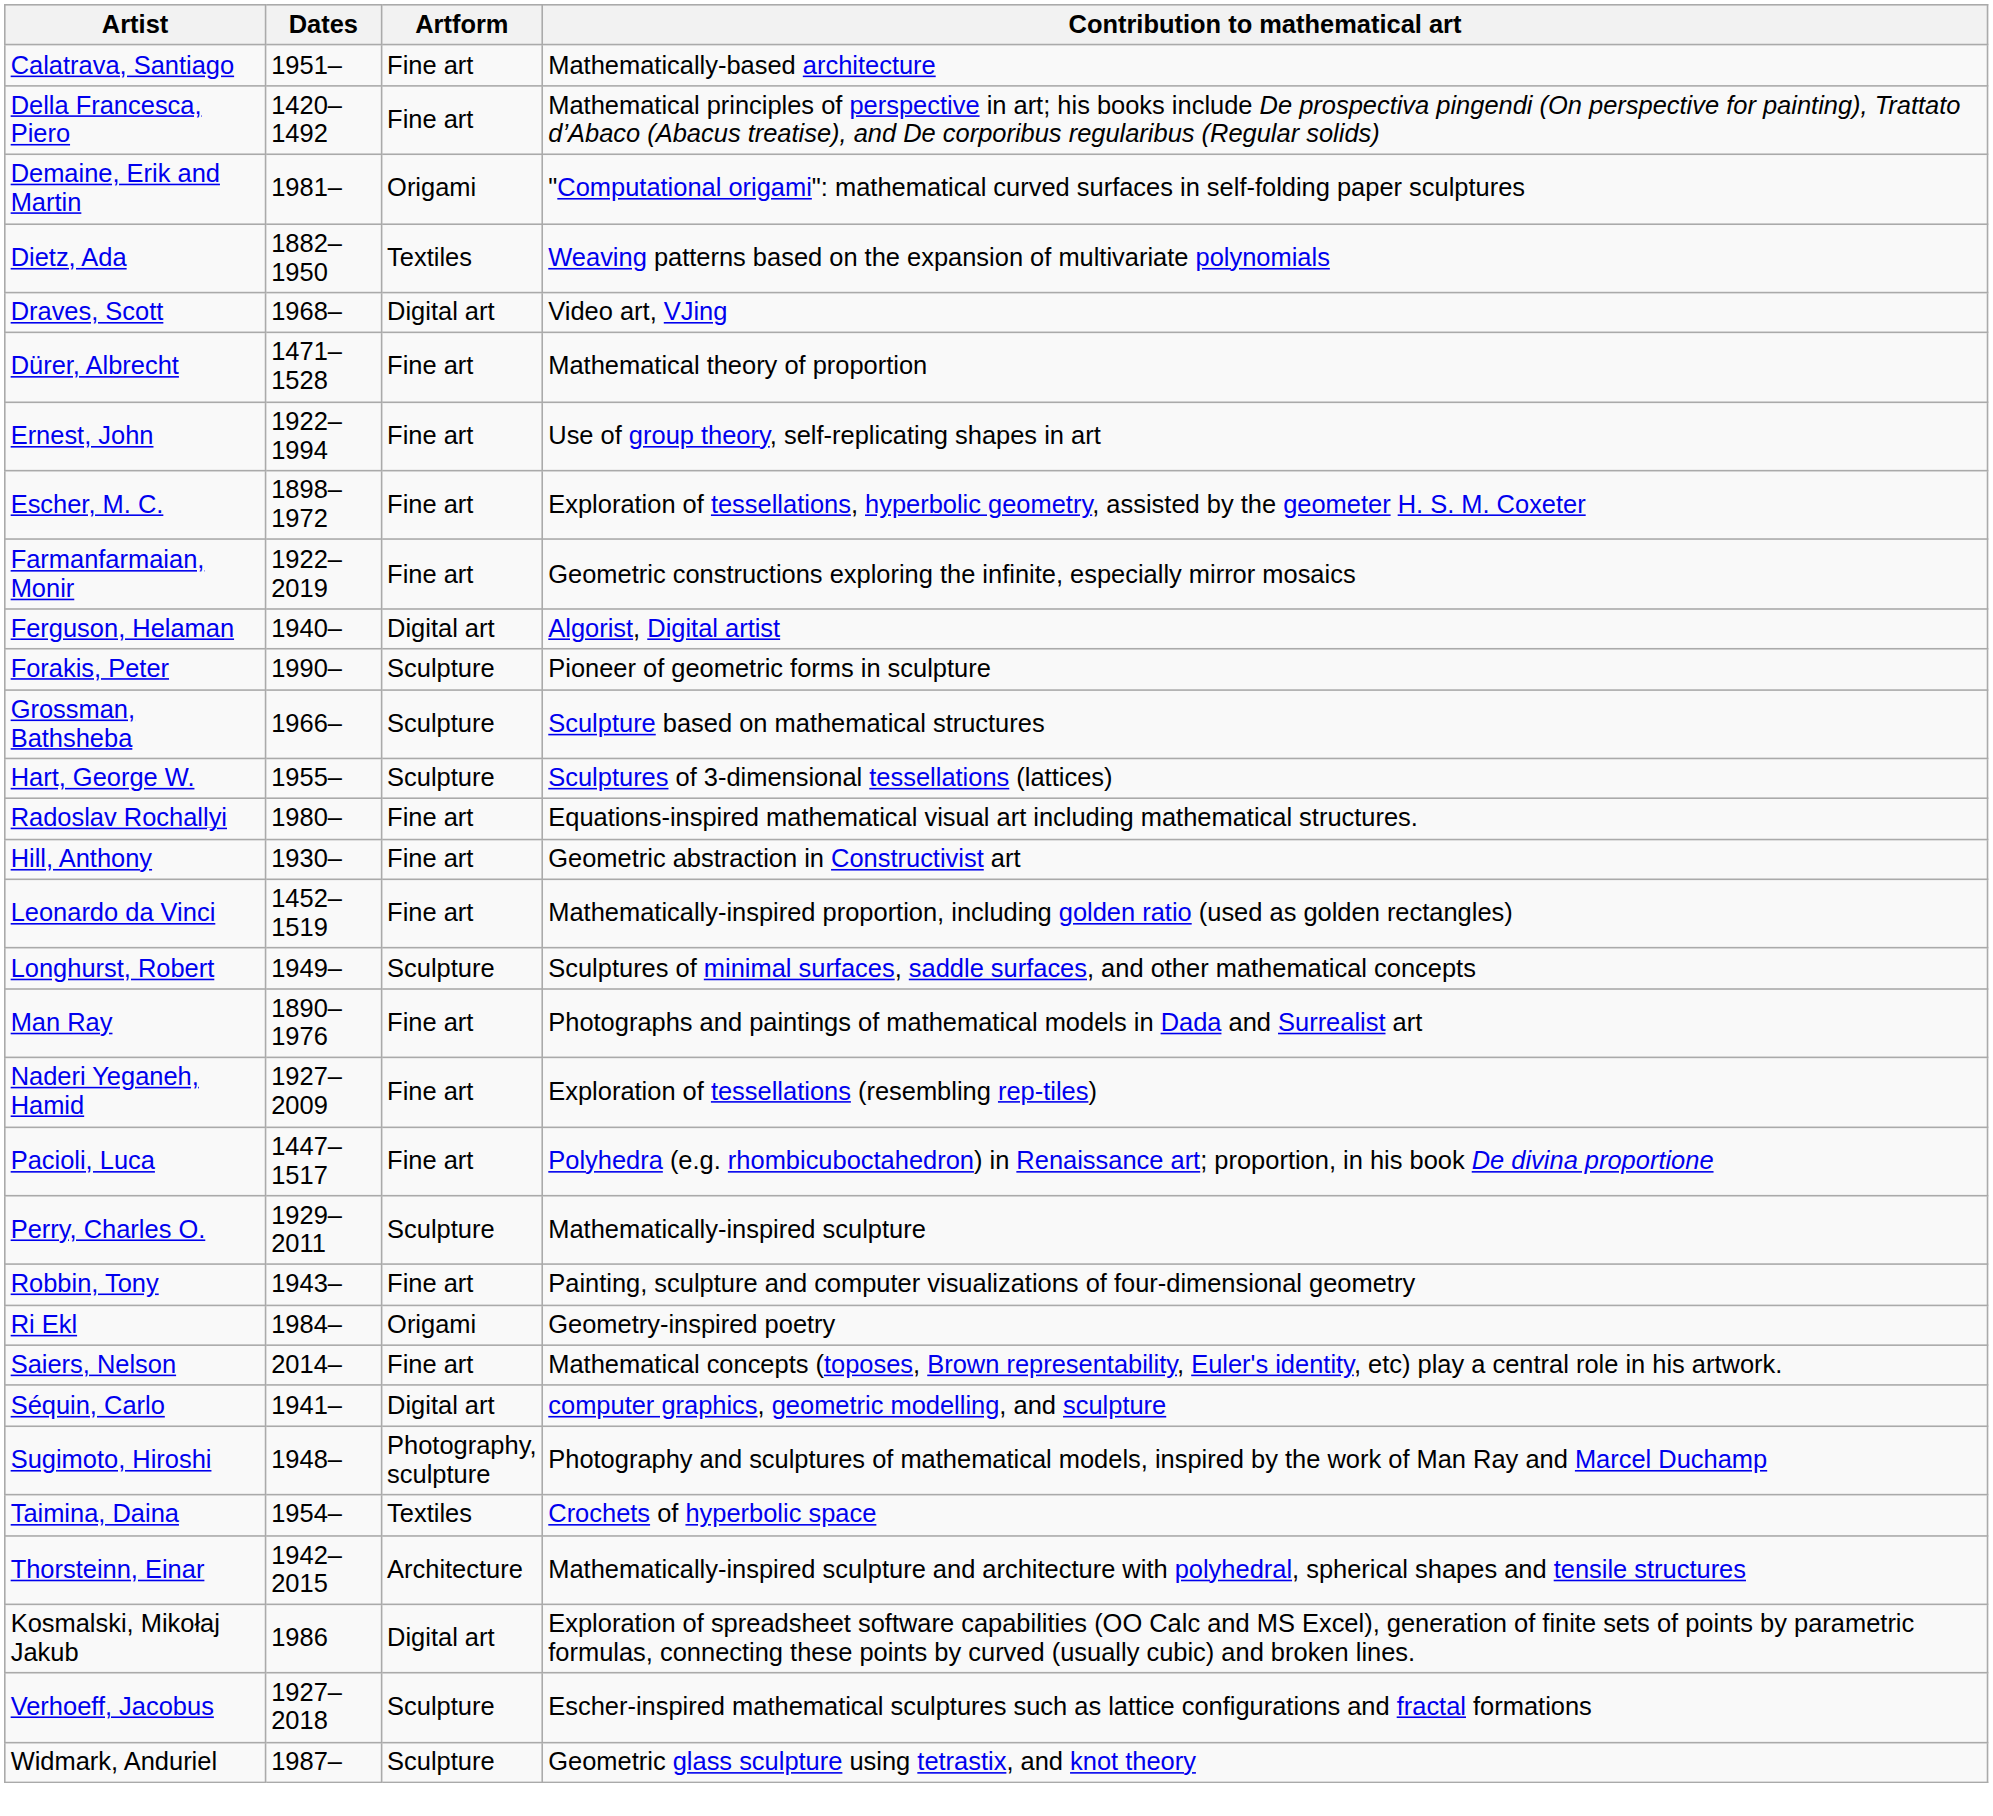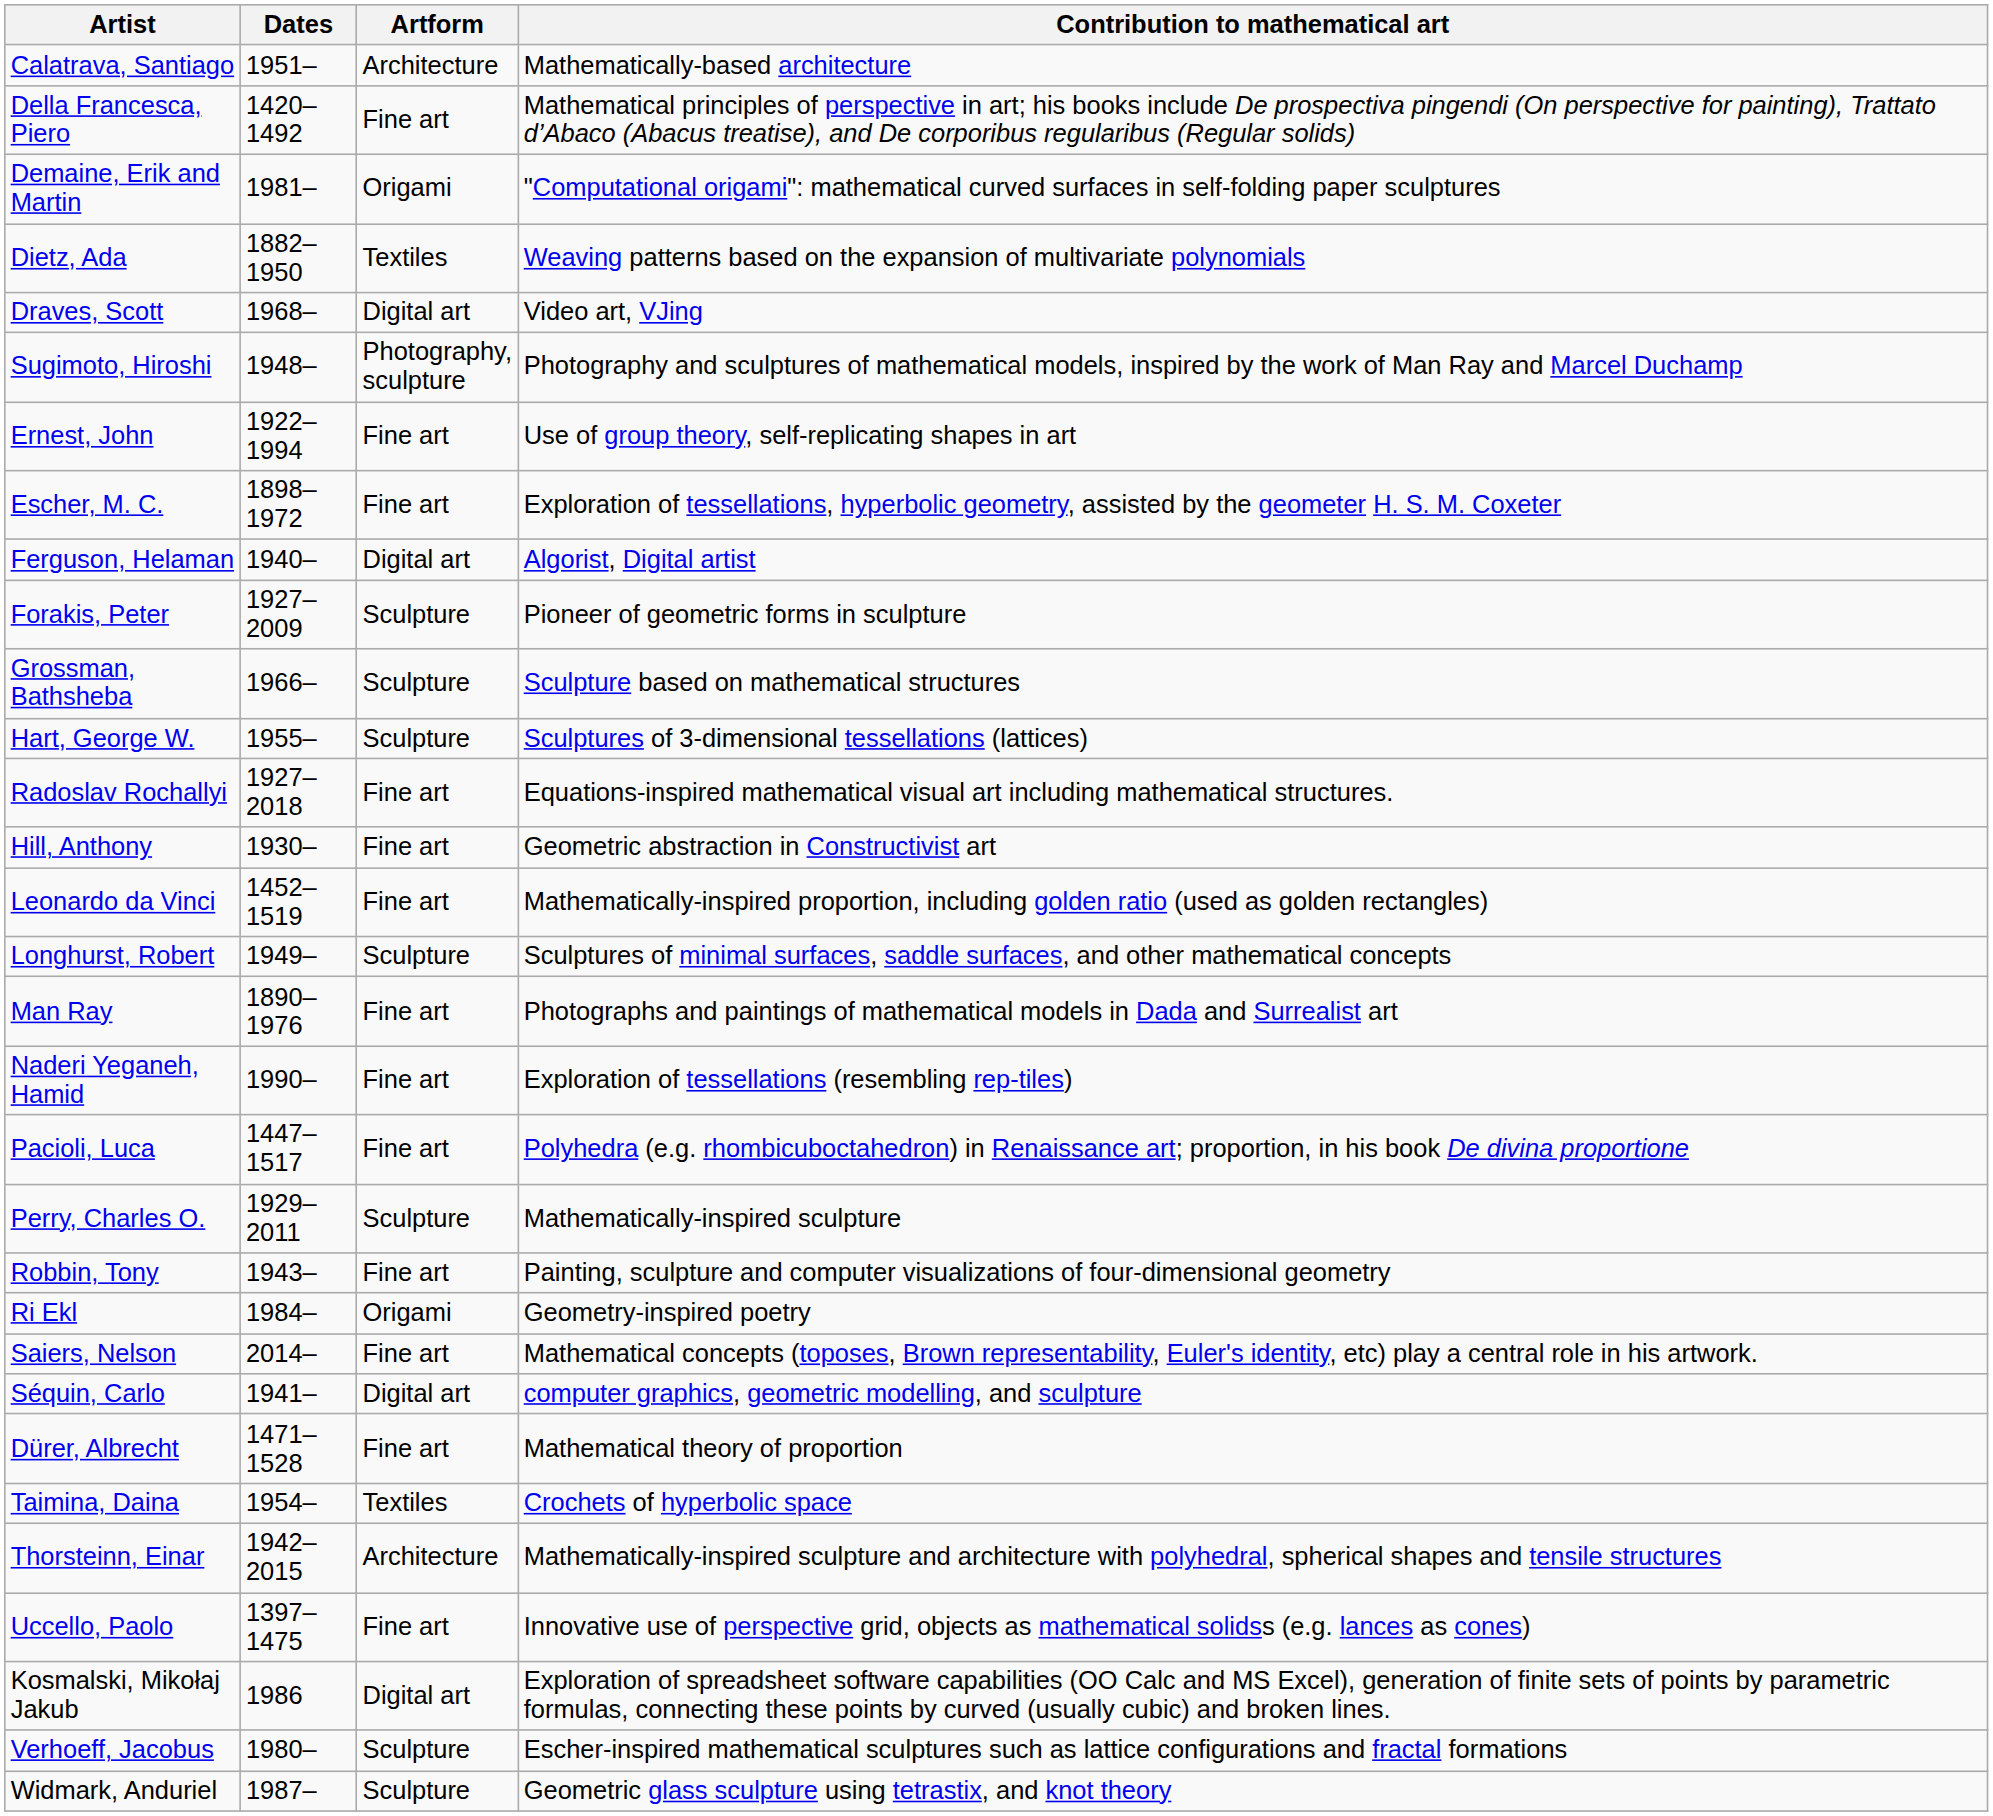(430, 65) Fine art -> (430, 65) Architecture
rows swapped: (95, 366) <-> (111, 1460)
- row: (108, 573)
(307, 668) 1990– -> (281, 614) 1927–2009
(307, 818) 1980– -> (281, 792) 1927–2018
(307, 1091) 1927–2009 -> (281, 1080) 1990–
+ row: (92, 1626)
(307, 1707) 1927–2018 -> (281, 1750) 1980–
